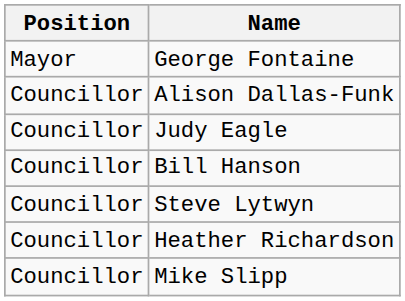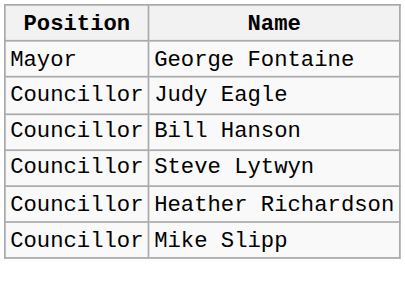- row: (274, 95)
